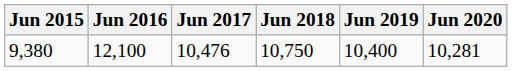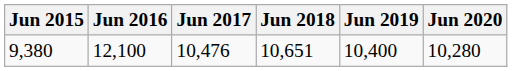(287, 50) 10,750 -> (287, 50) 10,651
(454, 50) 10,281 -> (454, 50) 10,280
